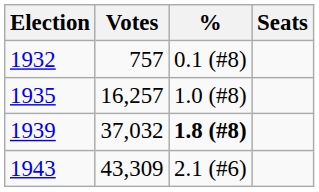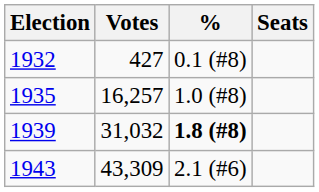(146, 58) 757 -> (146, 58) 427
(132, 131) 37,032 -> (132, 131) 31,032
